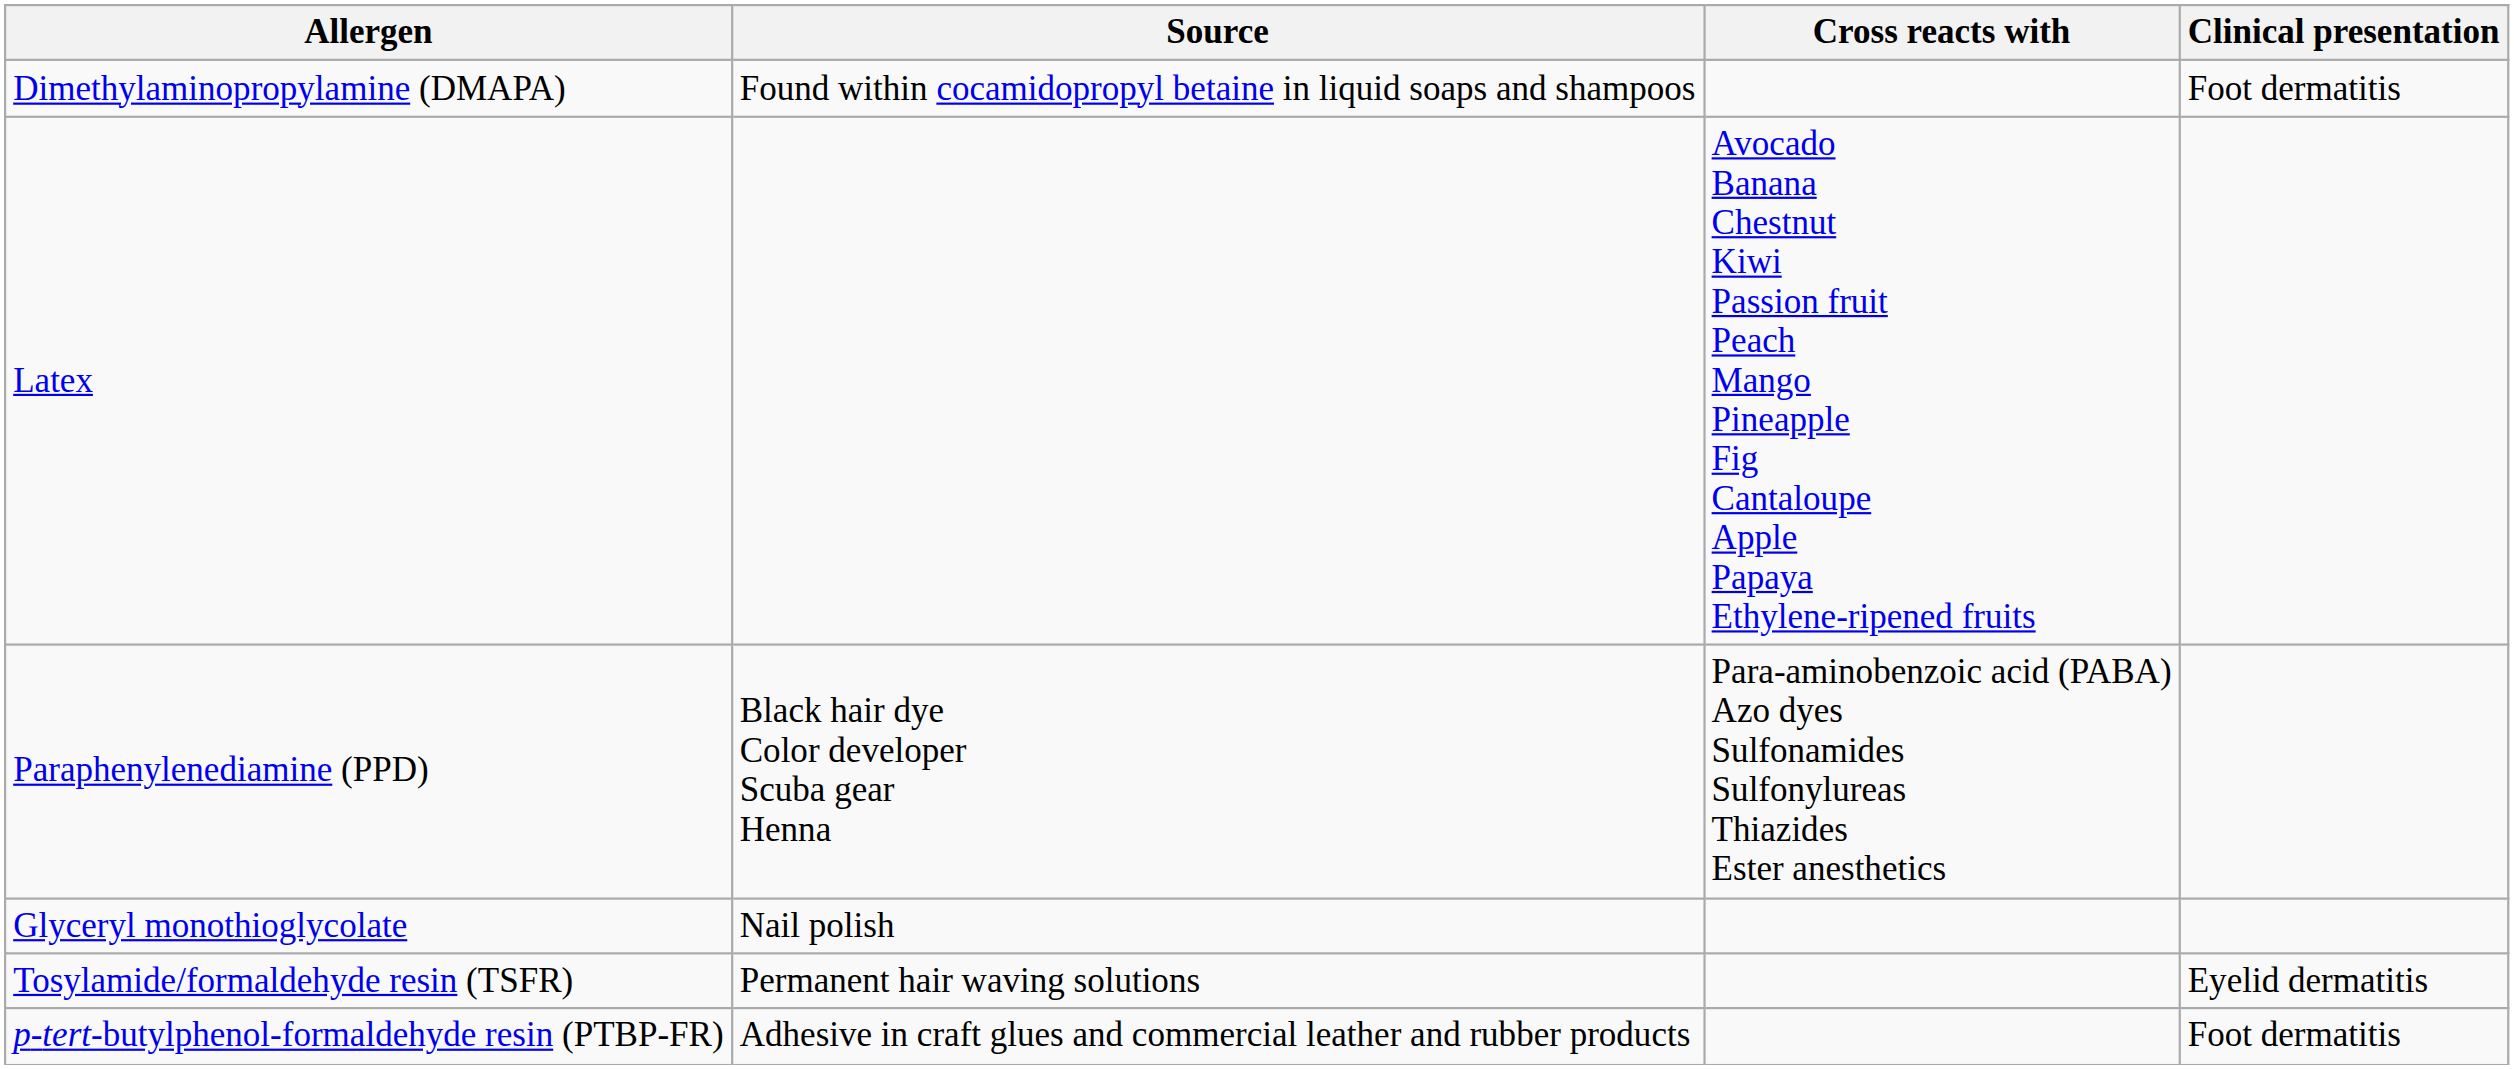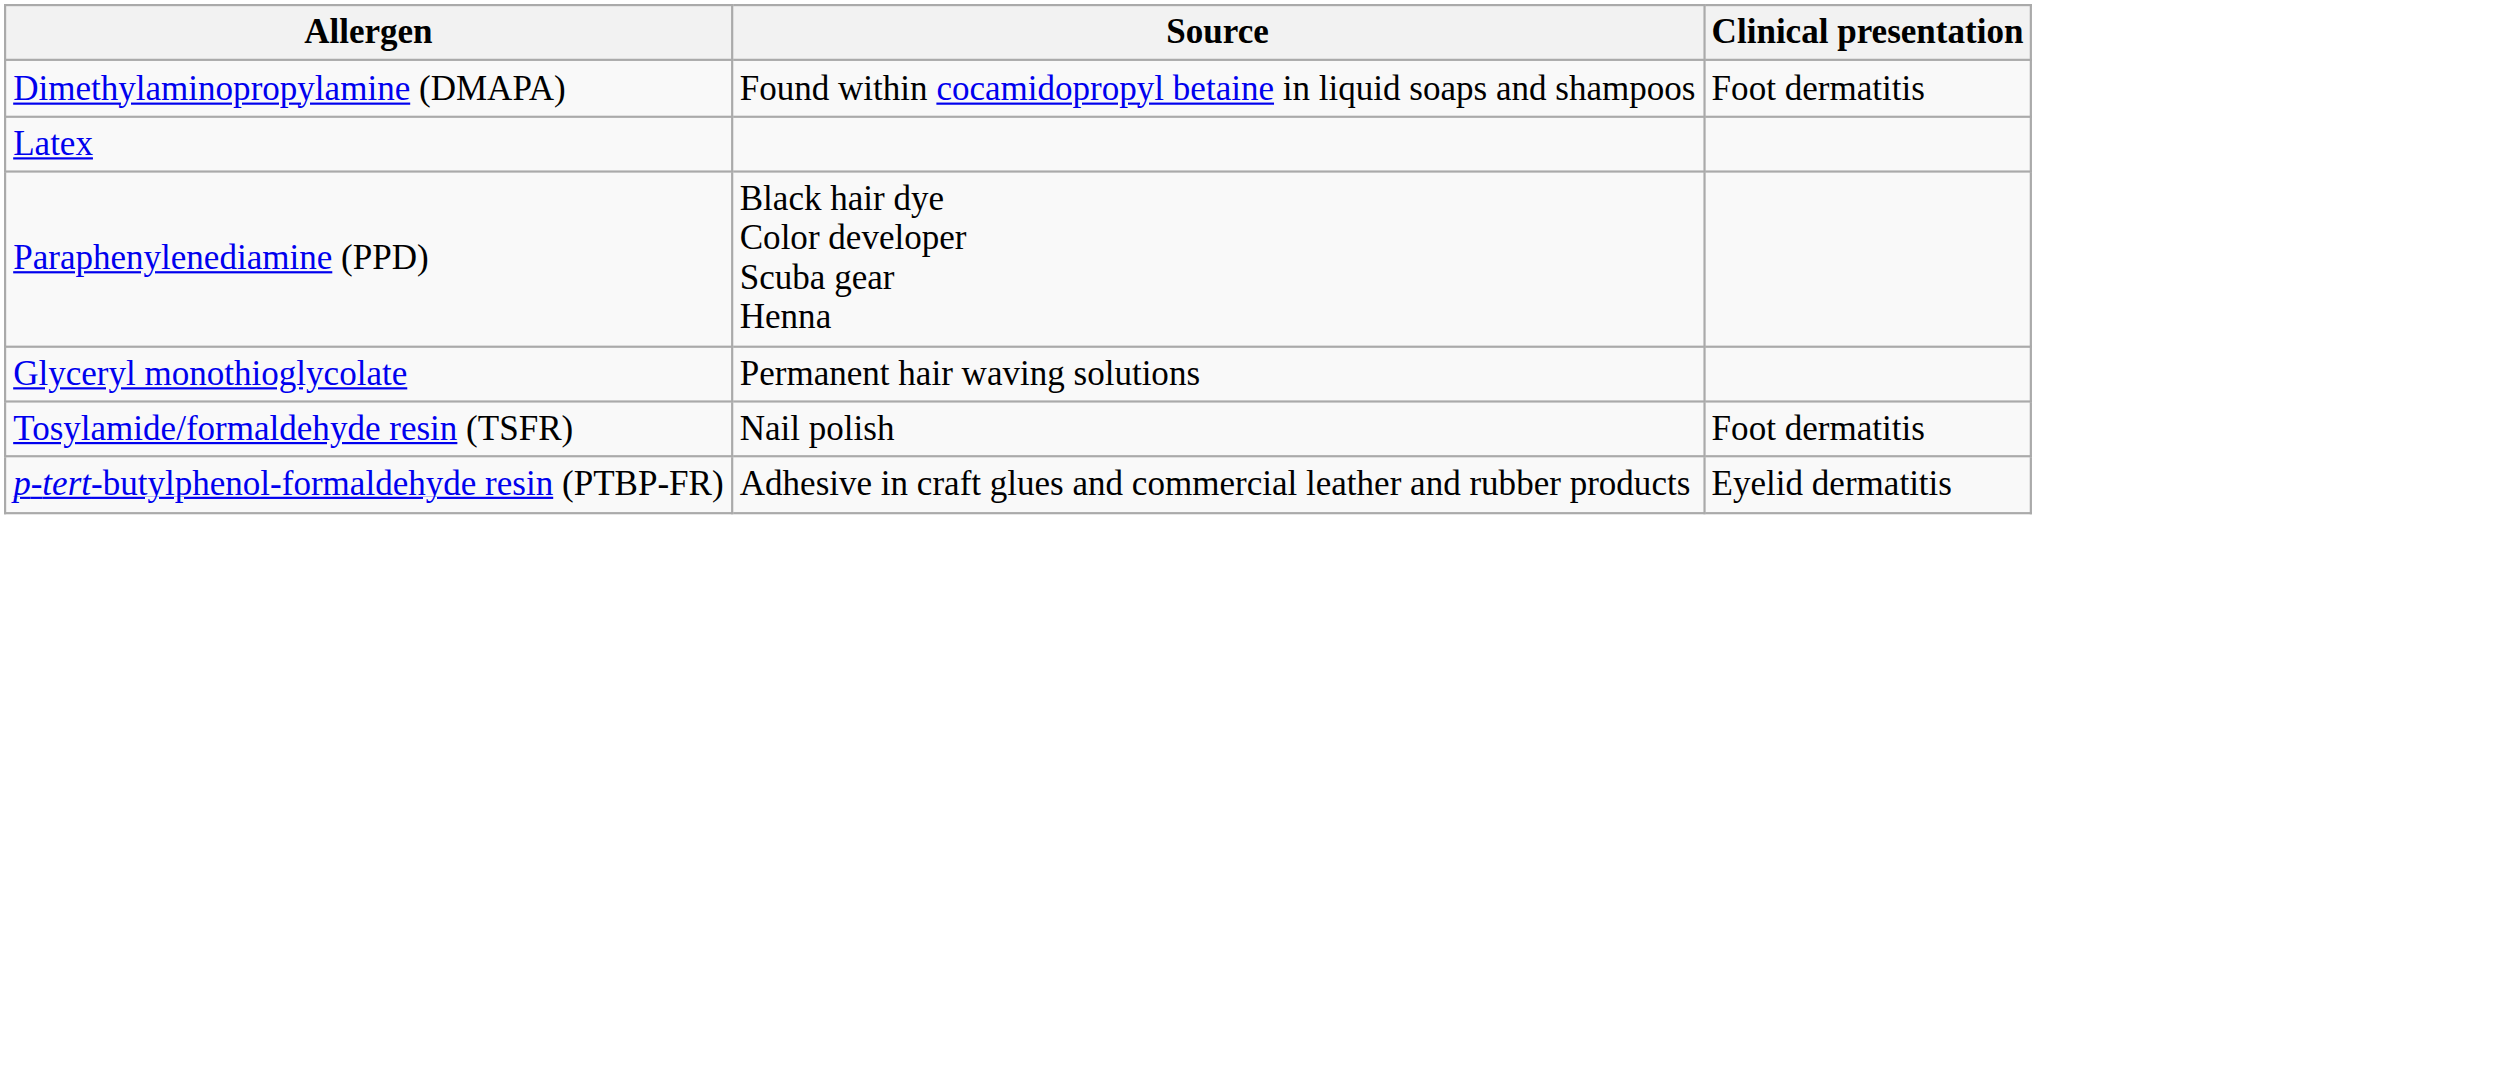- column: (1942, 32)
(817, 924) Nail polish -> (970, 372) Permanent hair waving solutions
(970, 980) Permanent hair waving solutions -> (817, 428) Nail polish
(2308, 980) Eyelid dermatitis -> (1818, 428) Foot dermatitis
(2294, 1035) Foot dermatitis -> (1832, 483) Eyelid dermatitis
